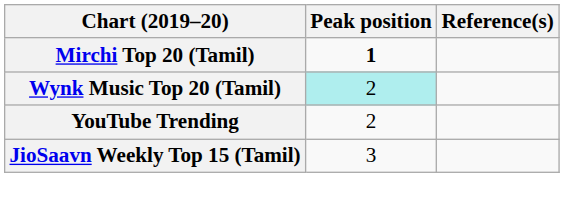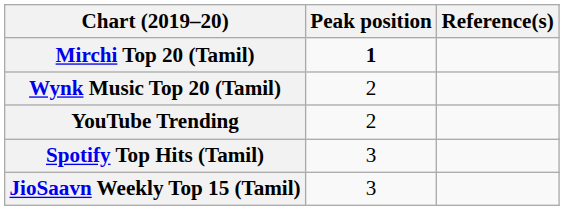(371, 88) paleturquoise background -> (371, 88) no background
+ row: (155, 155)
